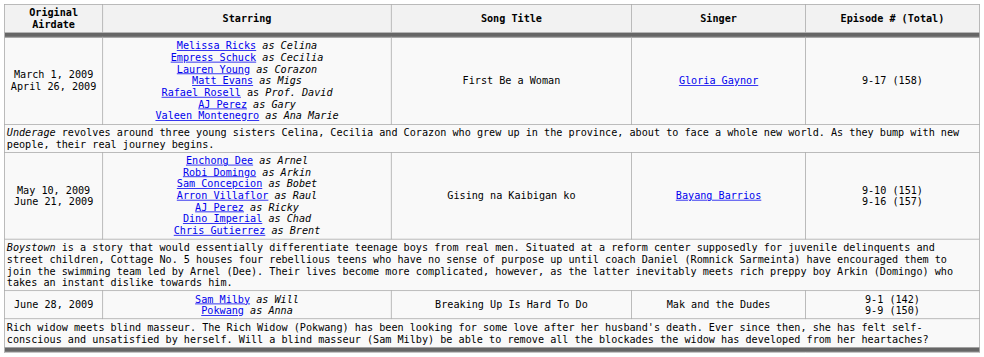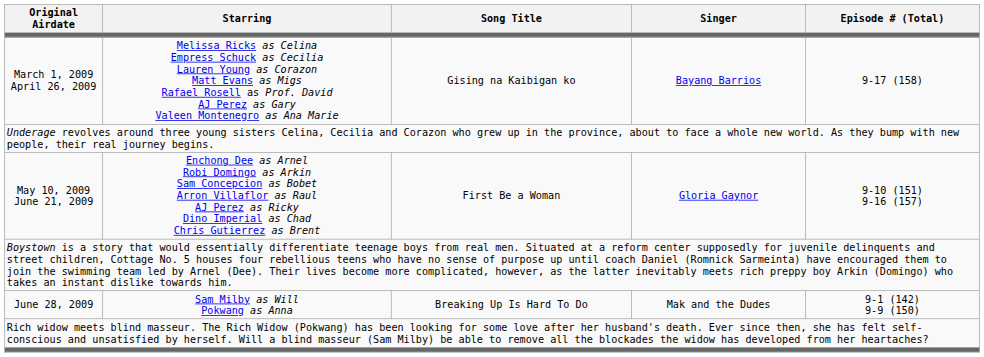(511, 81) First Be a Woman -> (511, 81) Gising na Kaibigan ko
(719, 81) Gloria Gaynor -> (719, 81) Bayang Barrios
(511, 196) Gising na Kaibigan ko -> (511, 196) First Be a Woman
(719, 196) Bayang Barrios -> (719, 196) Gloria Gaynor
